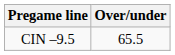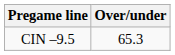(131, 38) 65.5 -> (131, 38) 65.3
